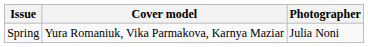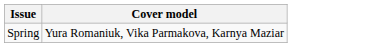- column: (325, 14)
